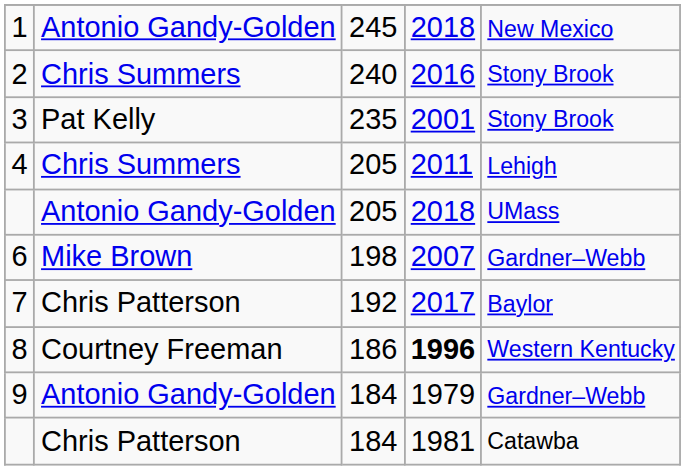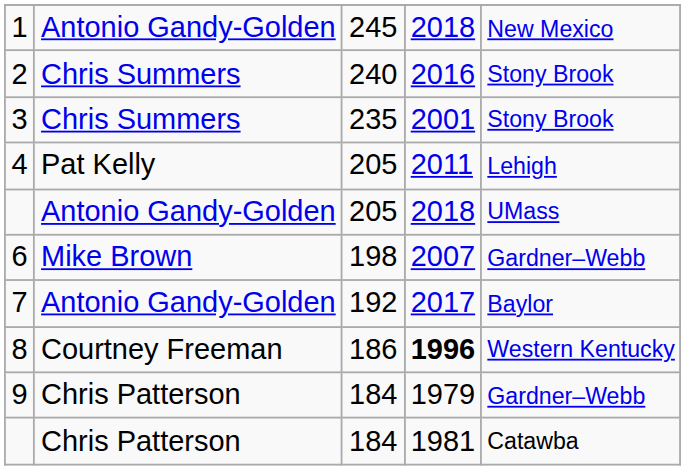(98, 119) Pat Kelly -> (141, 119) Chris Summers
(141, 165) Chris Summers -> (98, 165) Pat Kelly
(141, 303) Chris Patterson -> (188, 303) Antonio Gandy-Golden
(188, 394) Antonio Gandy-Golden -> (141, 394) Chris Patterson
